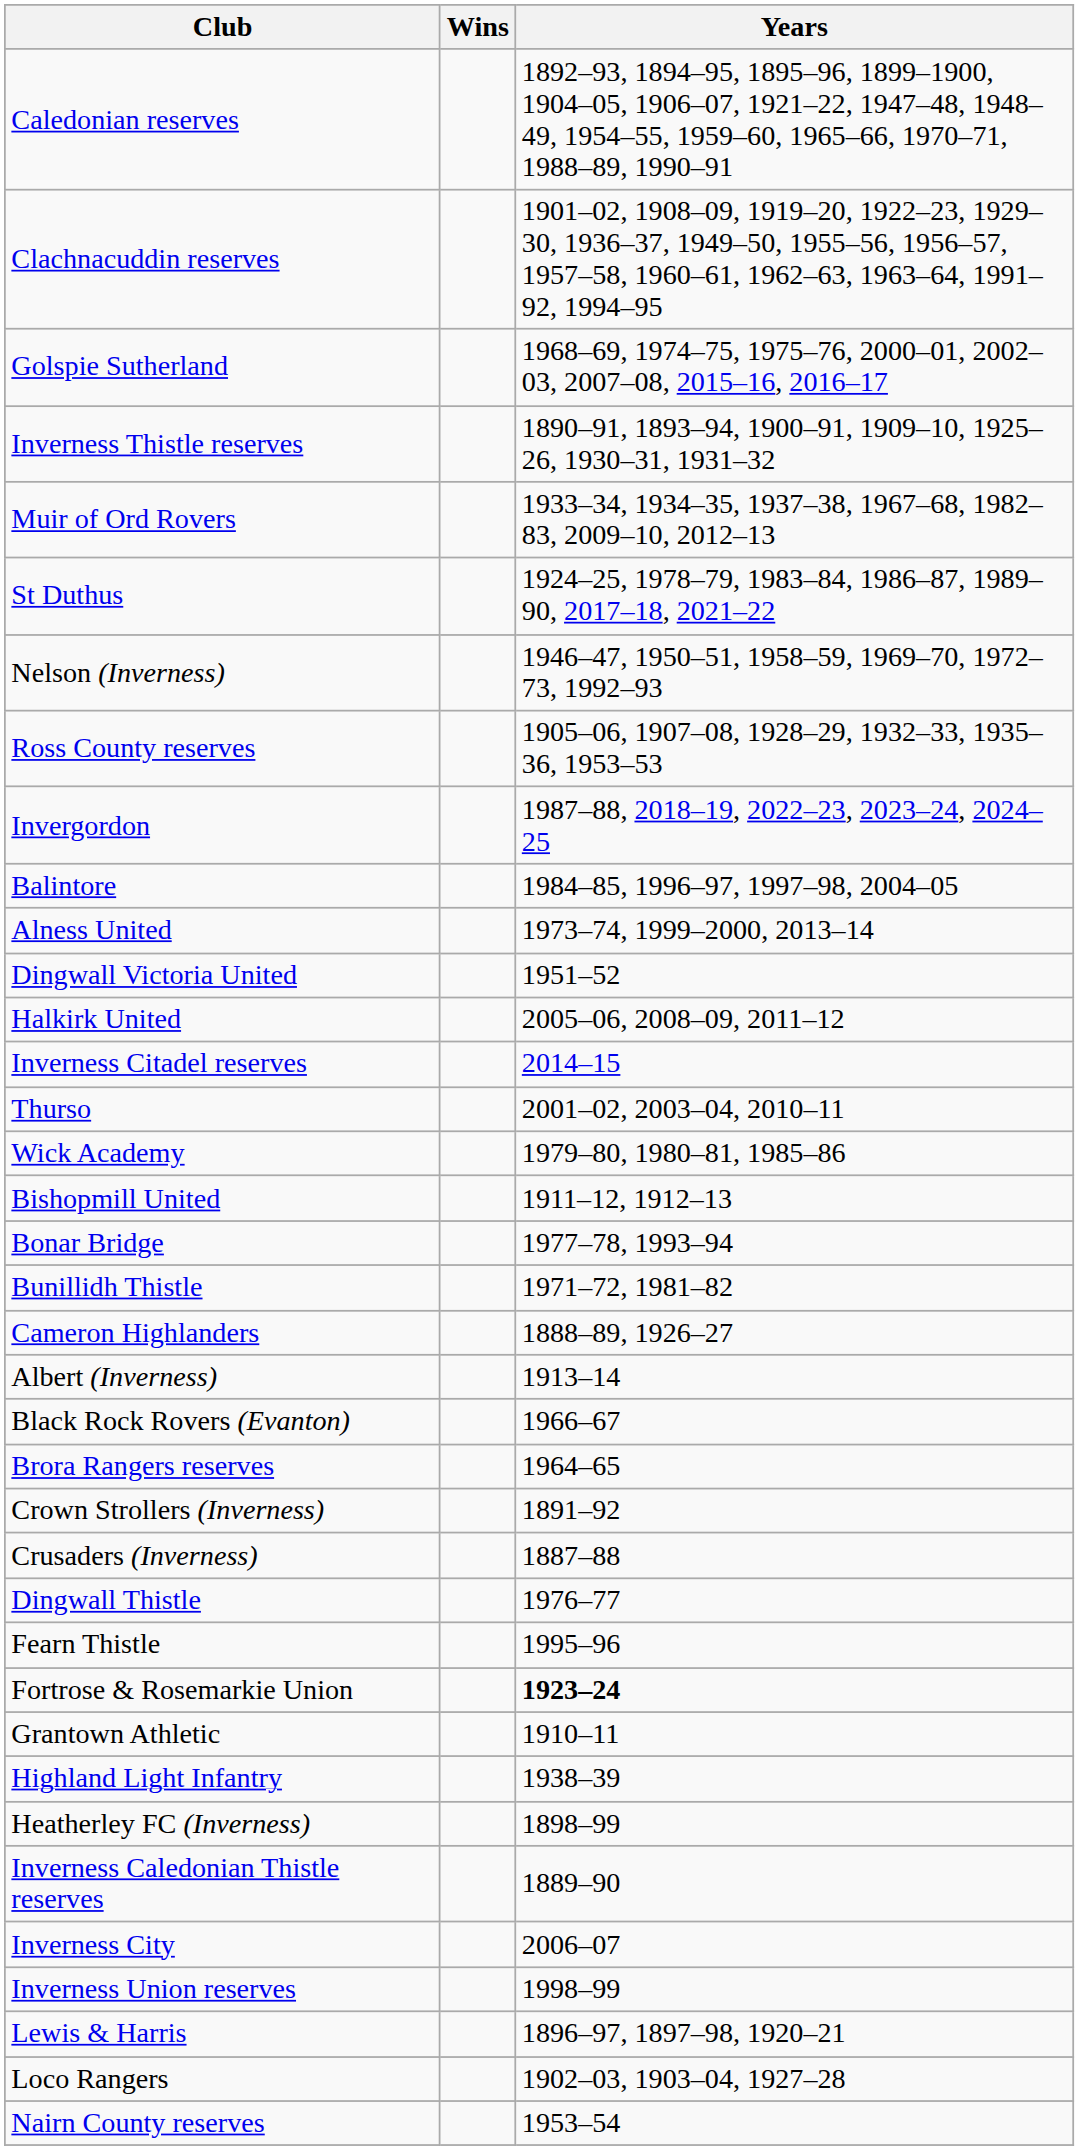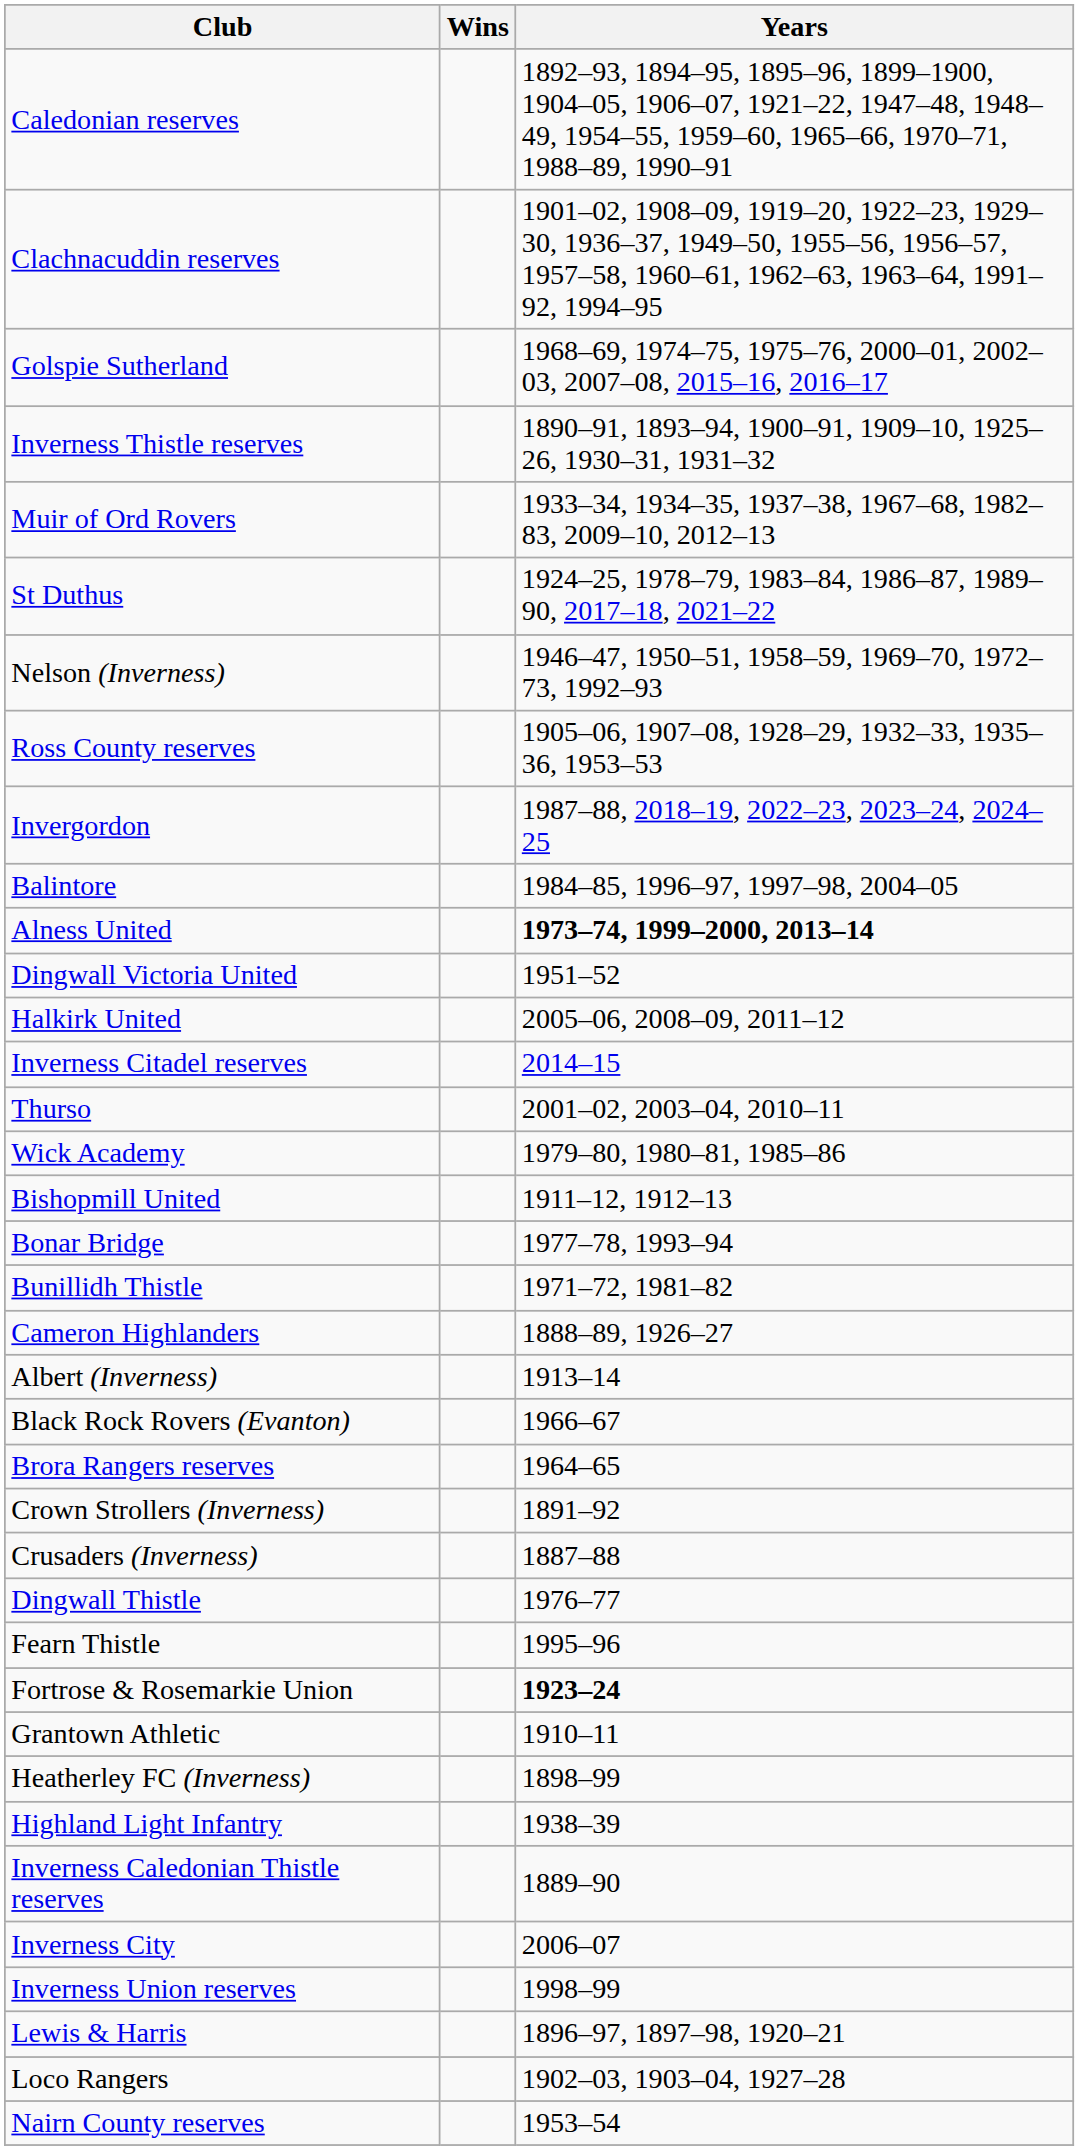(698, 929) normal -> (698, 929) bold
rows swapped: (161, 1823) <-> (147, 1778)
